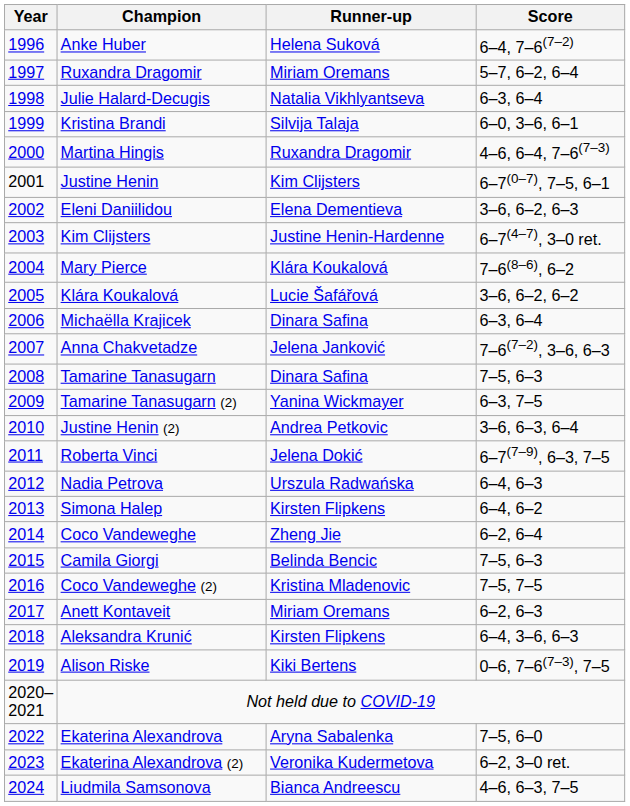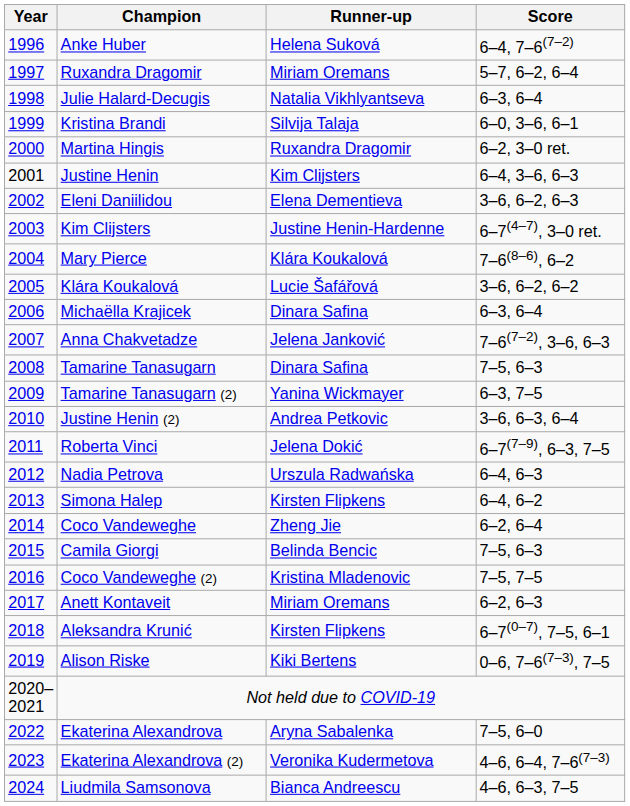(545, 152) 4–6, 6–4, 7–6(7–3) -> (525, 149) 6–2, 3–0 ret.
(545, 182) 6–7(0–7), 7–5, 6–1 -> (529, 175) 6–4, 3–6, 6–3
(529, 637) 6–4, 3–6, 6–3 -> (545, 630) 6–7(0–7), 7–5, 6–1
(525, 762) 6–2, 3–0 ret. -> (545, 760) 4–6, 6–4, 7–6(7–3)
